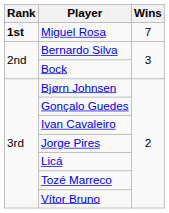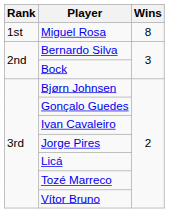(15, 32) bold -> (15, 32) normal
(148, 32) 7 -> (148, 32) 8
